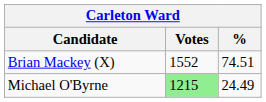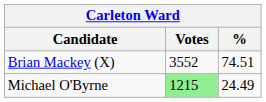(184, 62) 1552 -> (184, 62) 3552
